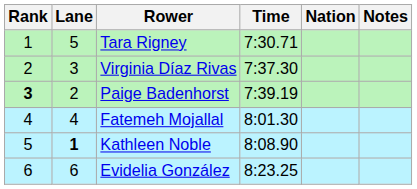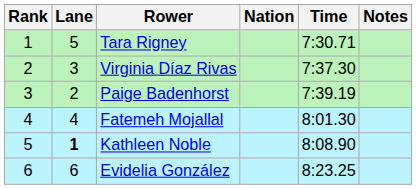columns swapped: (331, 17) <-> (271, 17)
(28, 94) bold -> (28, 94) normal
